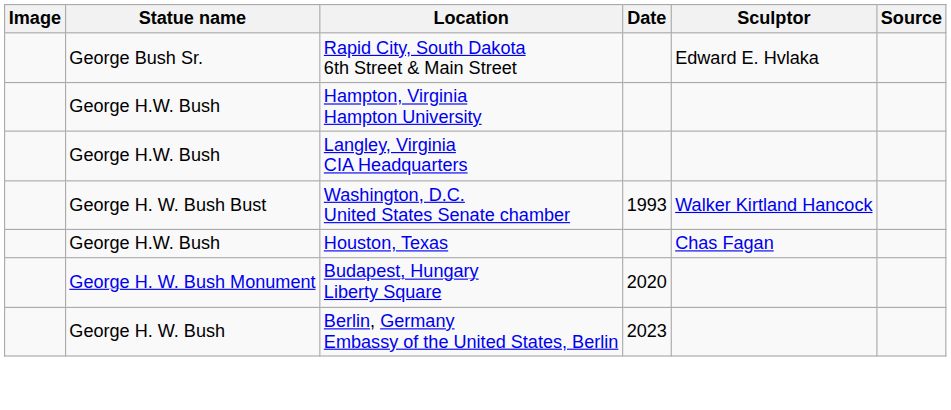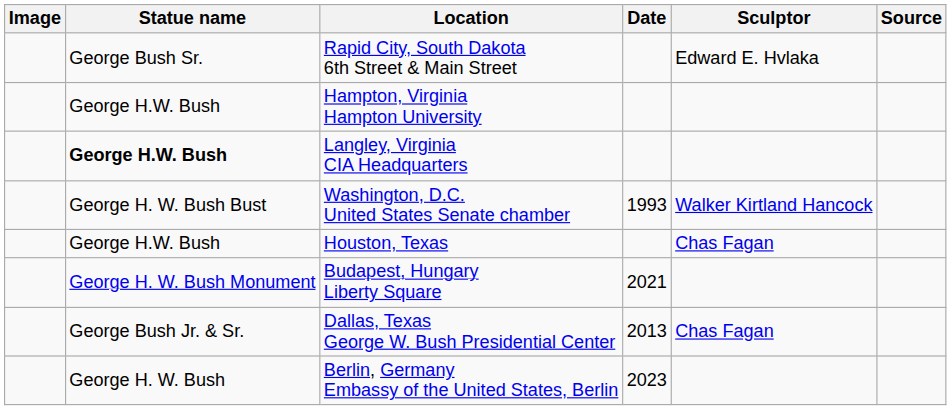(145, 155) normal -> (148, 155) bold
(647, 282) 2020 -> (647, 282) 2021
+ row: (470, 331)
